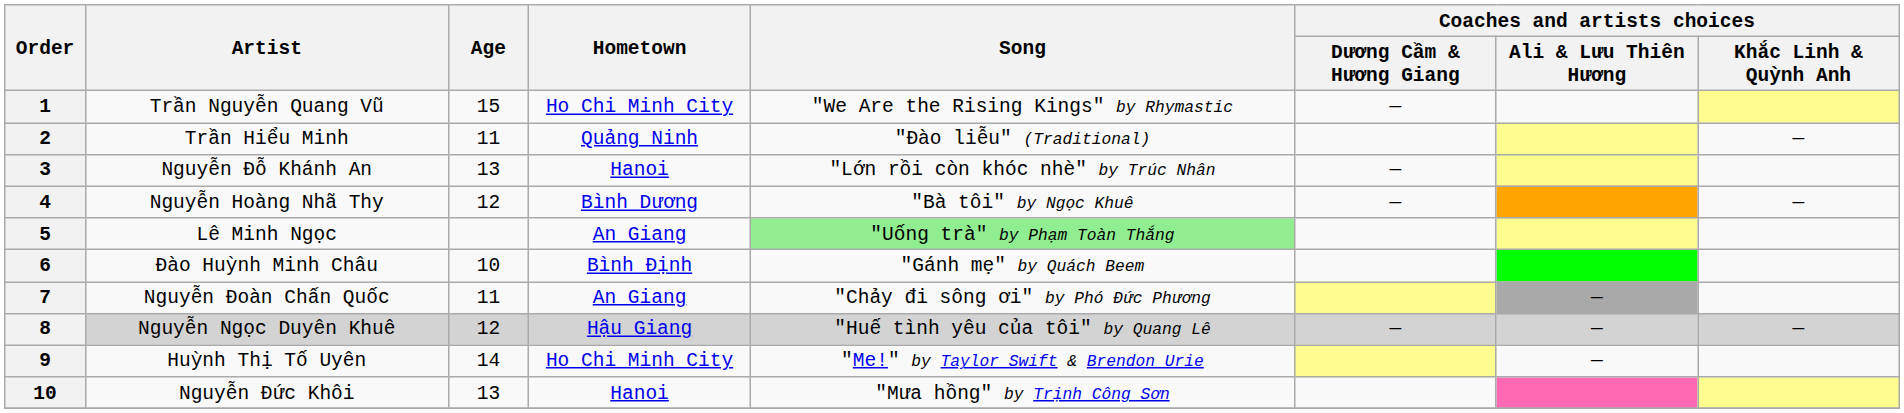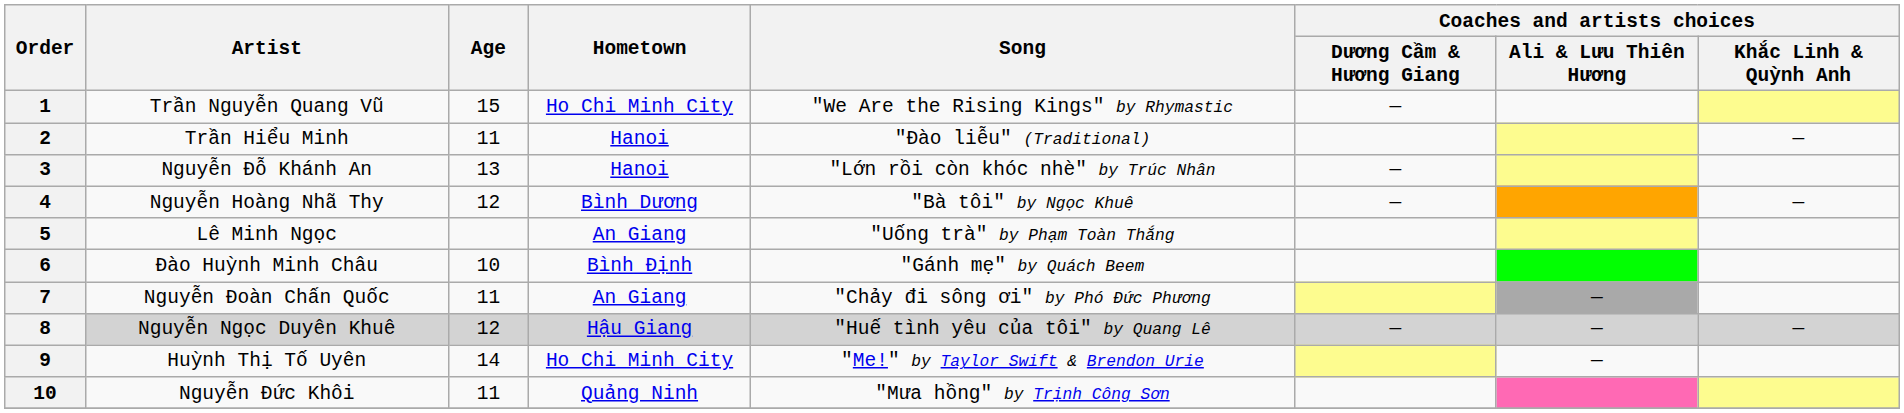(640, 138) Quảng Ninh -> (640, 138) Hanoi
(1022, 234) lightgreen background -> (1022, 234) no background
(488, 393) 13 -> (488, 393) 11
(640, 393) Hanoi -> (640, 393) Quảng Ninh
